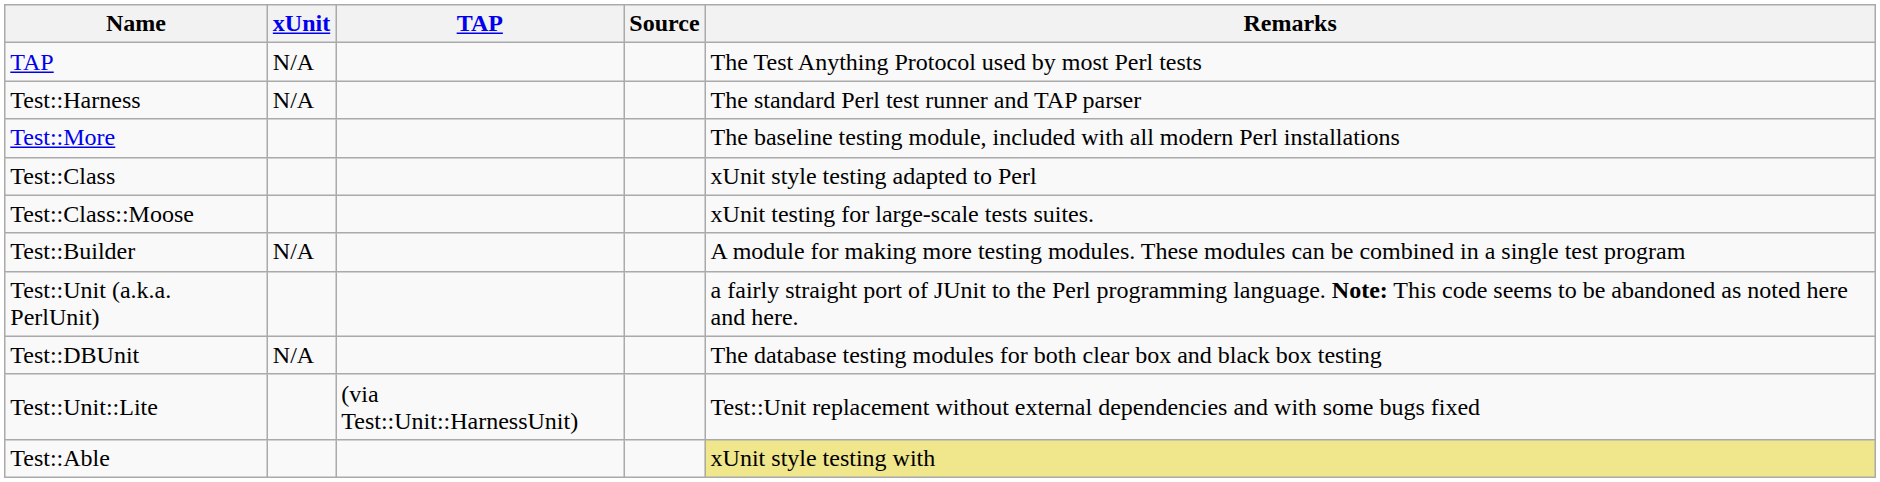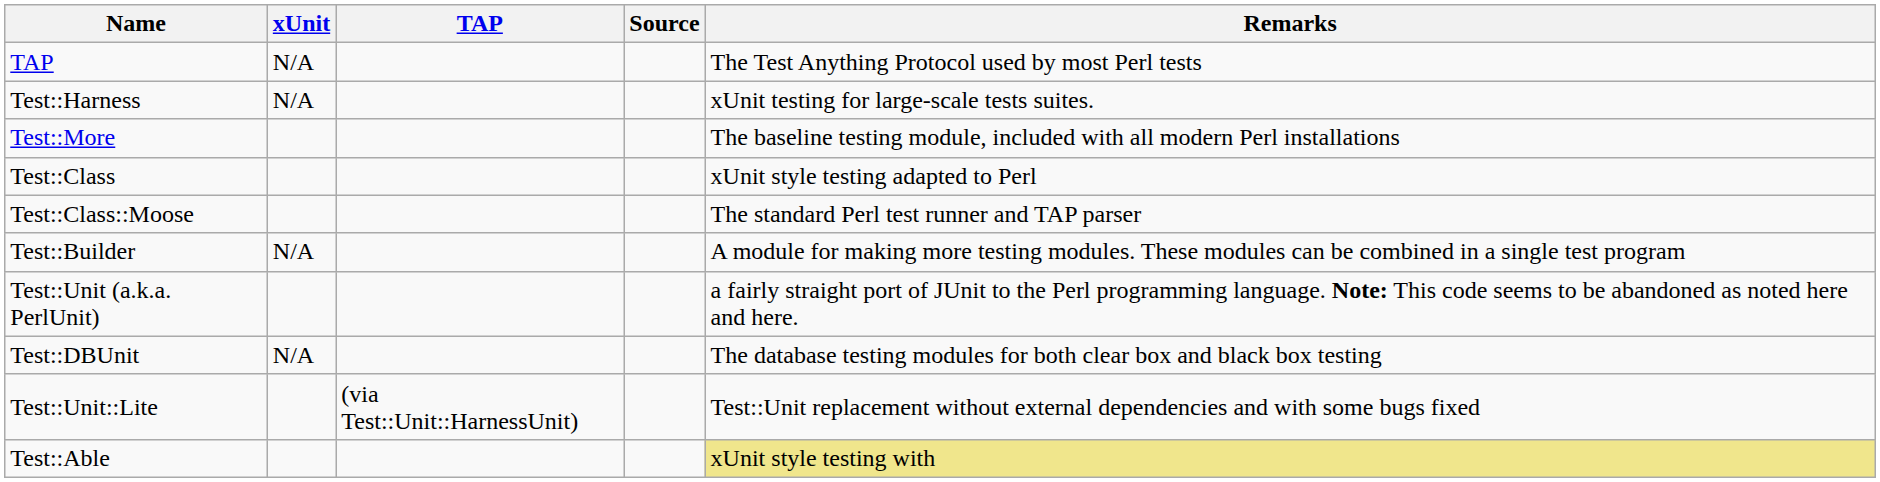(926, 99) The standard Perl test runner and TAP parser -> (902, 99) xUnit testing for large-scale tests suites.
(902, 213) xUnit testing for large-scale tests suites. -> (926, 213) The standard Perl test runner and TAP parser
